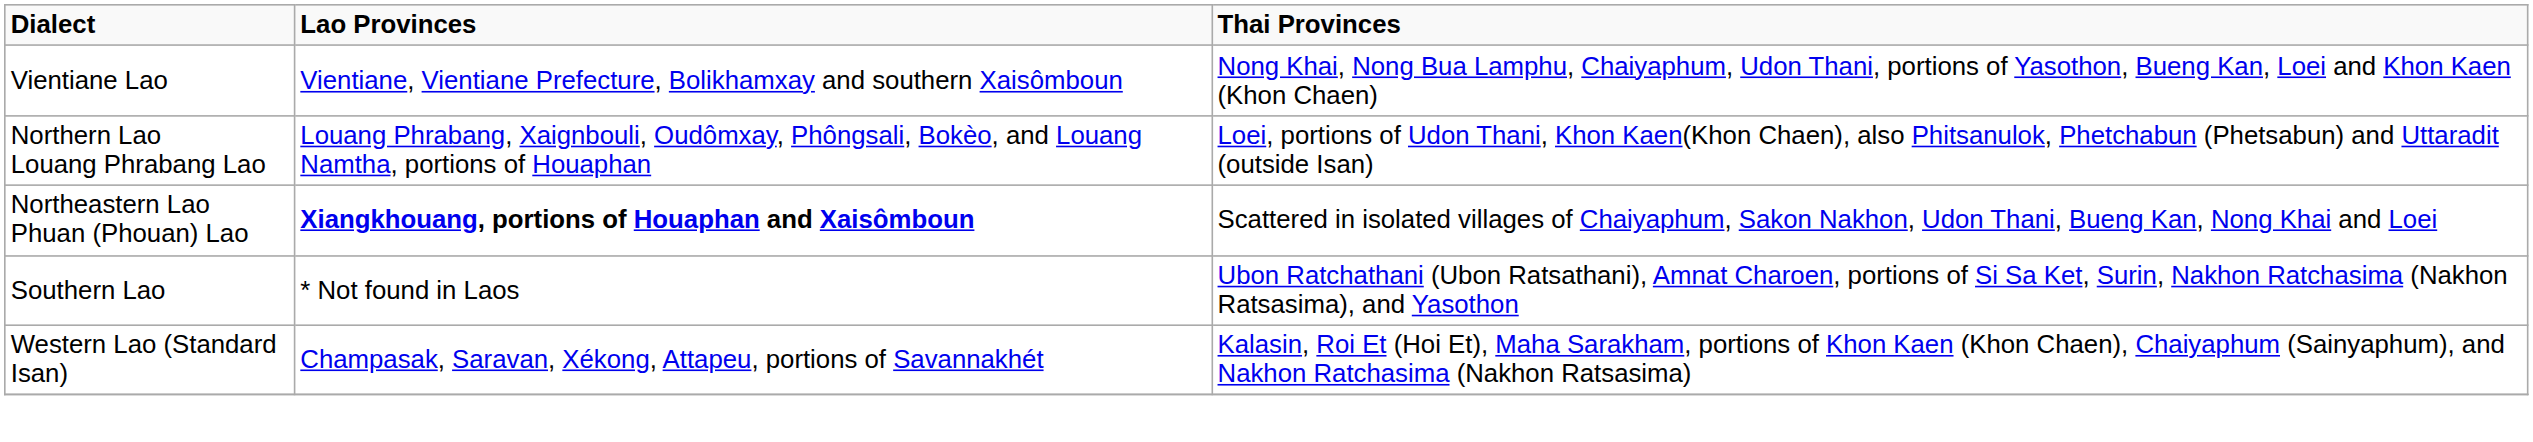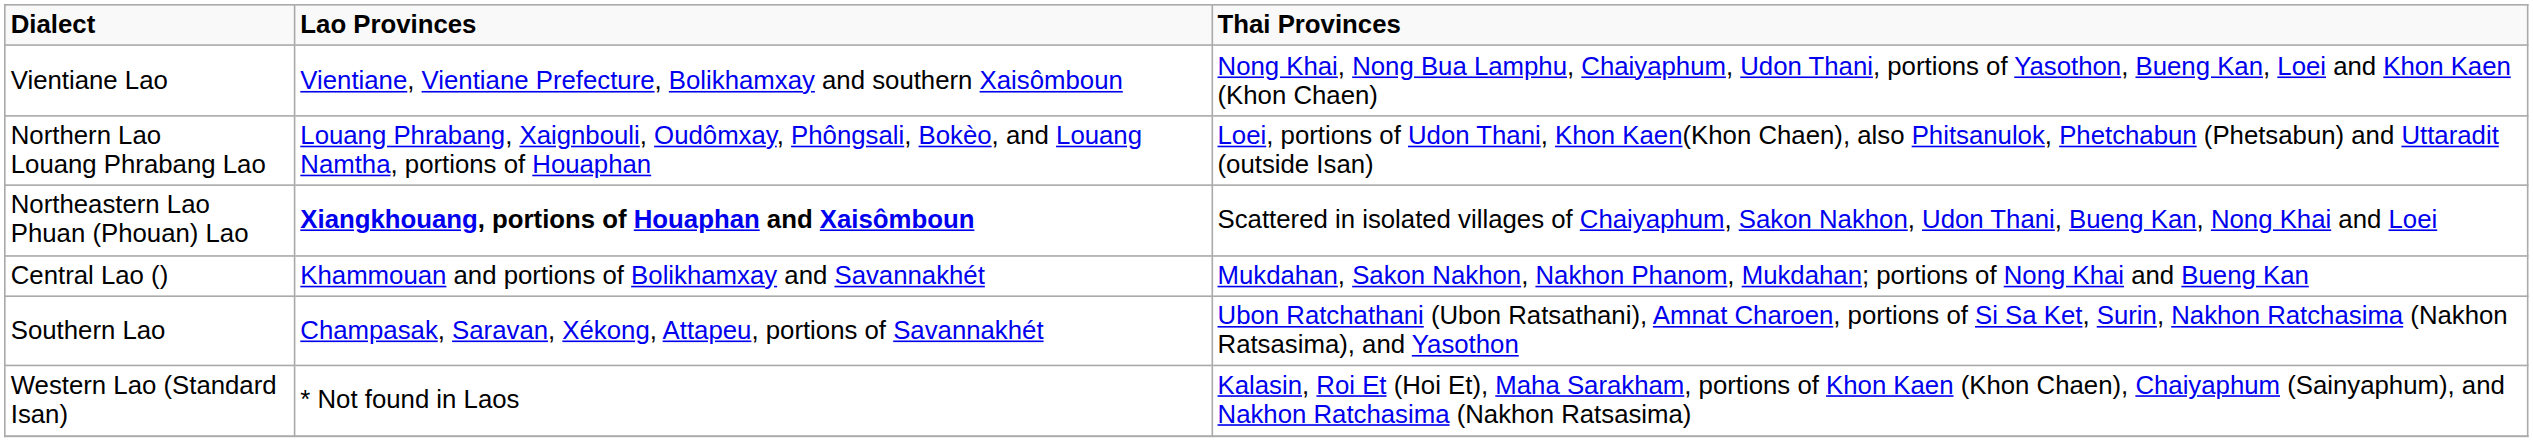+ row: (89, 275)
(410, 289) * Not found in Laos -> (672, 330) Champasak, Saravan, Xékong, Attapeu, portions of Savannakhét
(672, 359) Champasak, Saravan, Xékong, Attapeu, portions of Savannakhét -> (410, 400) * Not found in Laos
